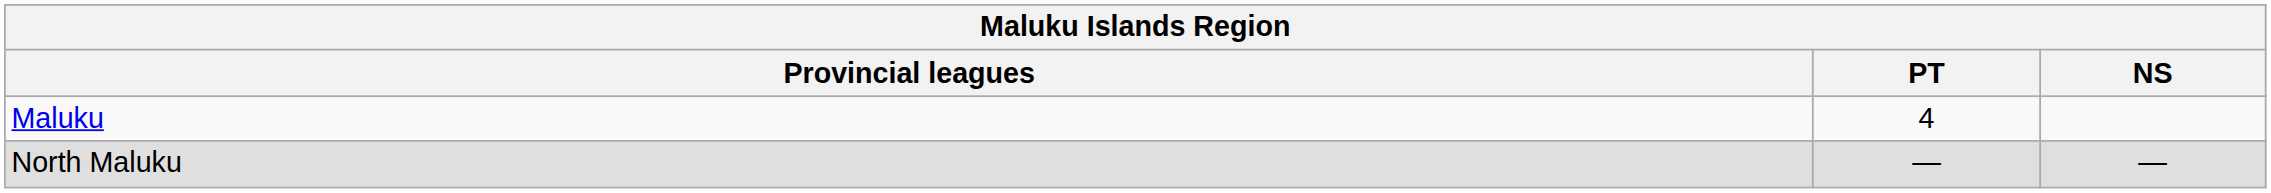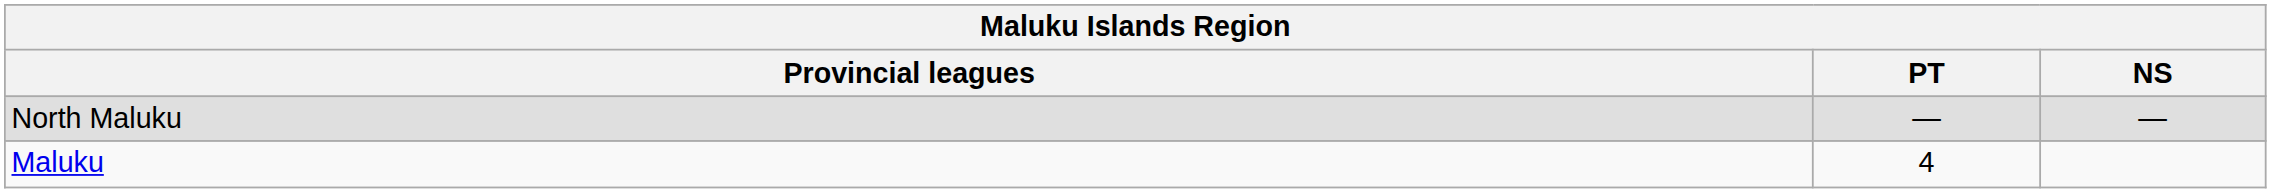rows swapped: (58, 118) <-> (97, 163)
